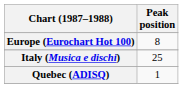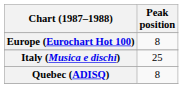(157, 74) 1 -> (157, 74) 8
